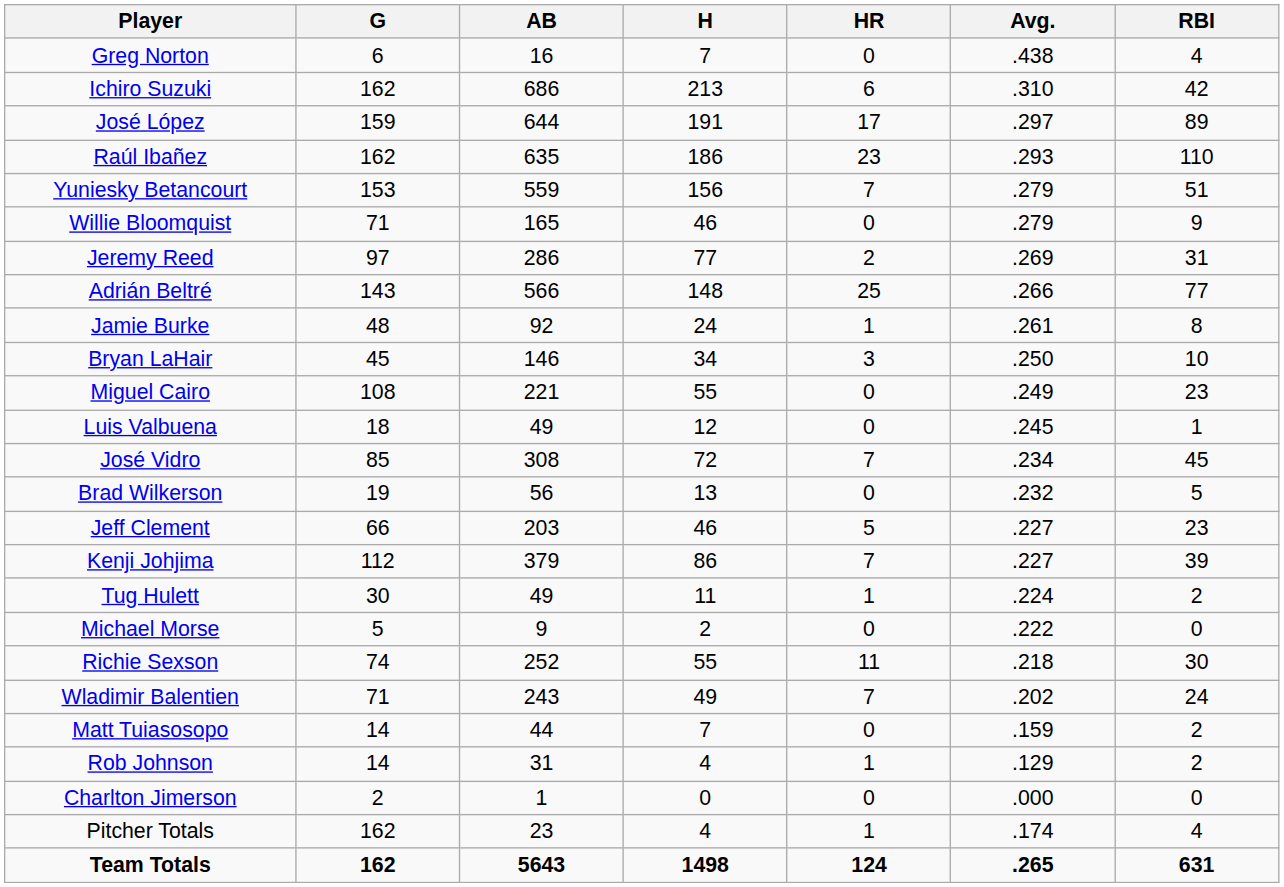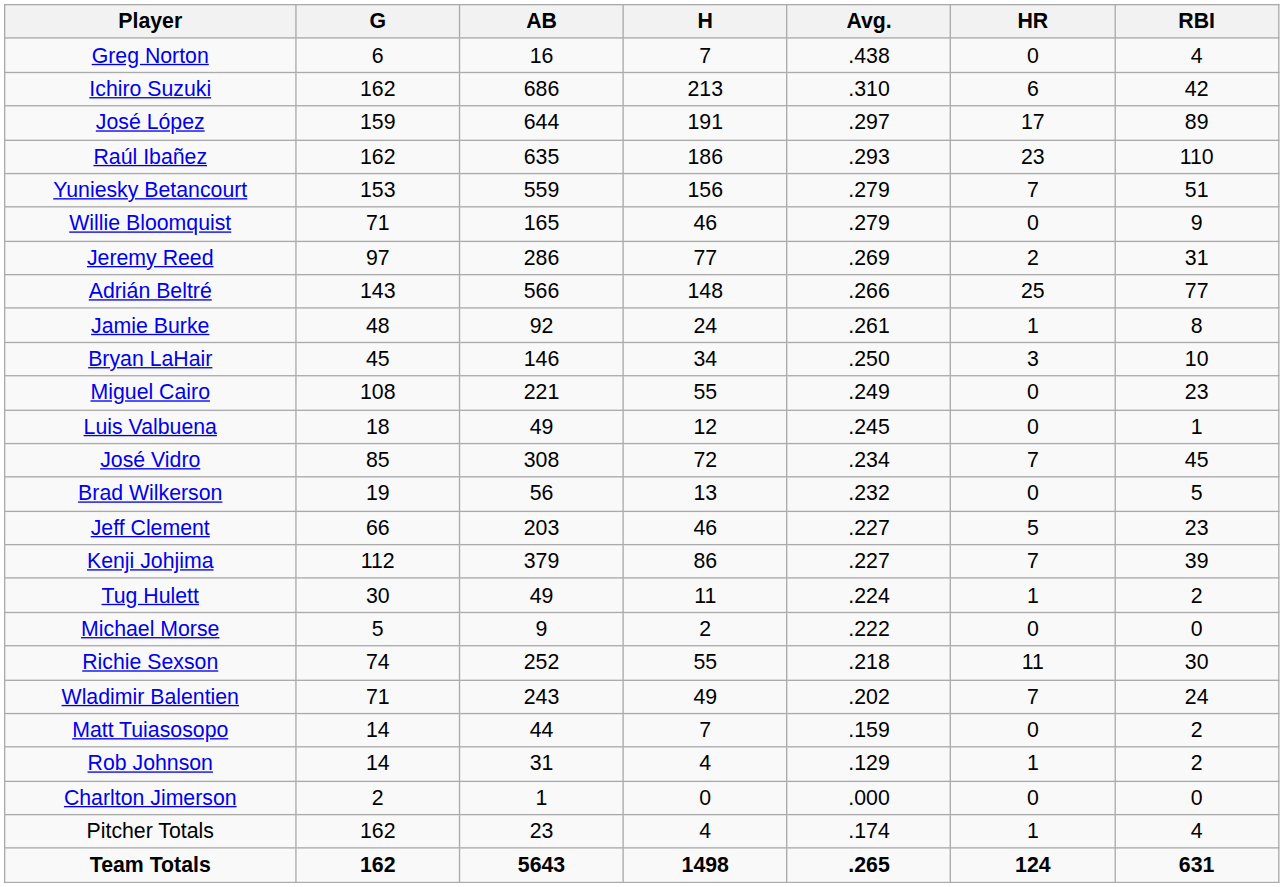columns swapped: (1033, 21) <-> (869, 21)
